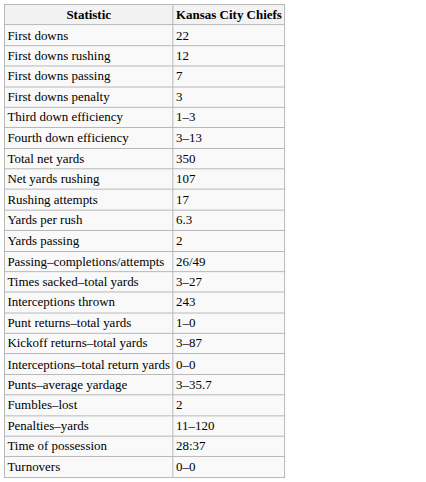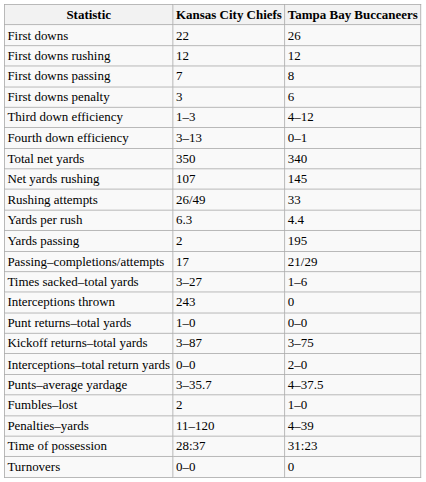+ column: (353, 14)
(183, 199) 17 -> (191, 199) 26/49
(191, 261) 26/49 -> (183, 261) 17
